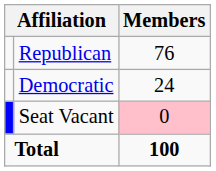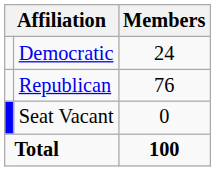rows swapped: (65, 52) <-> (66, 85)
(164, 117) pink background -> (164, 117) no background
